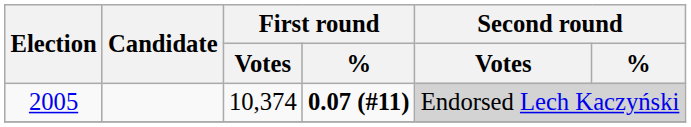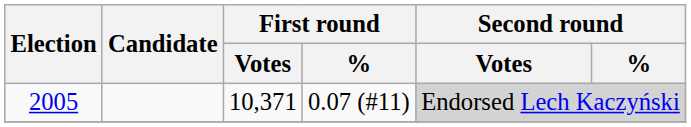(263, 102) 10,374 -> (263, 102) 10,371
(359, 102) bold -> (359, 102) normal
